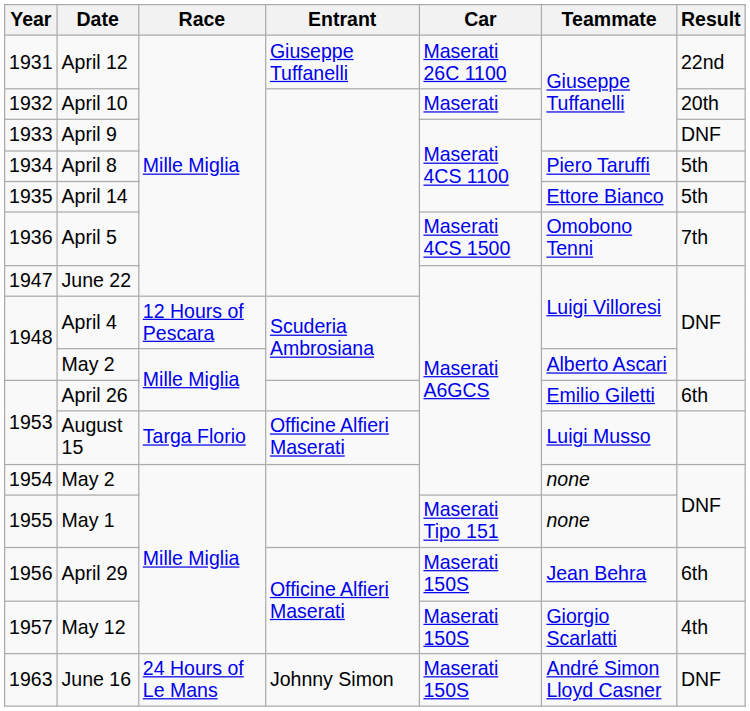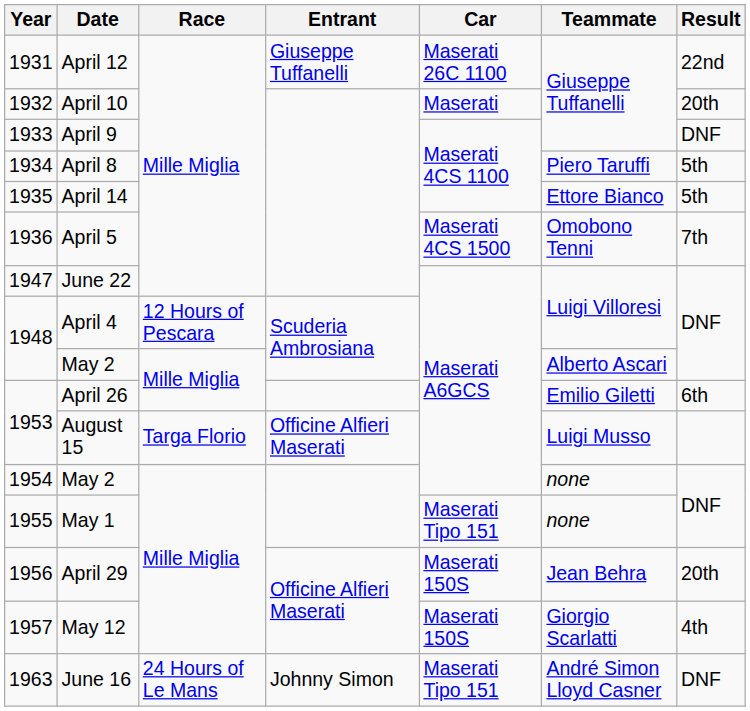(695, 574) 6th -> (700, 574) 20th
(461, 679) Maserati 150S -> (461, 679) Maserati Tipo 151
